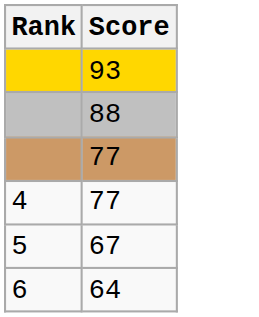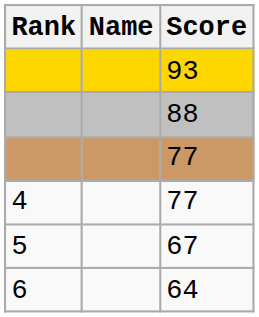+ column: (121, 27)
